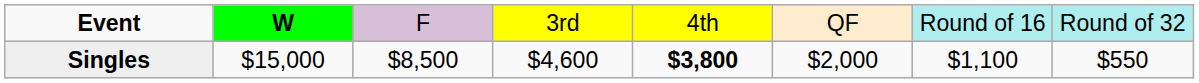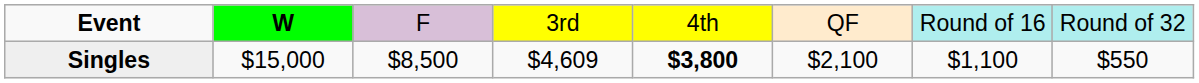(563, 60) $4,600 -> (563, 60) $4,609
(843, 60) $2,000 -> (843, 60) $2,100
